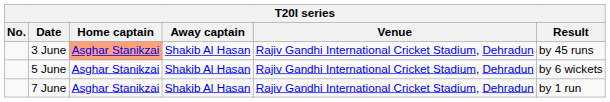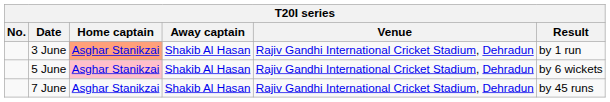(566, 50) by 45 runs -> (560, 50) by 1 run
(116, 69) no background -> (116, 69) pink background
(560, 87) by 1 run -> (566, 87) by 45 runs
